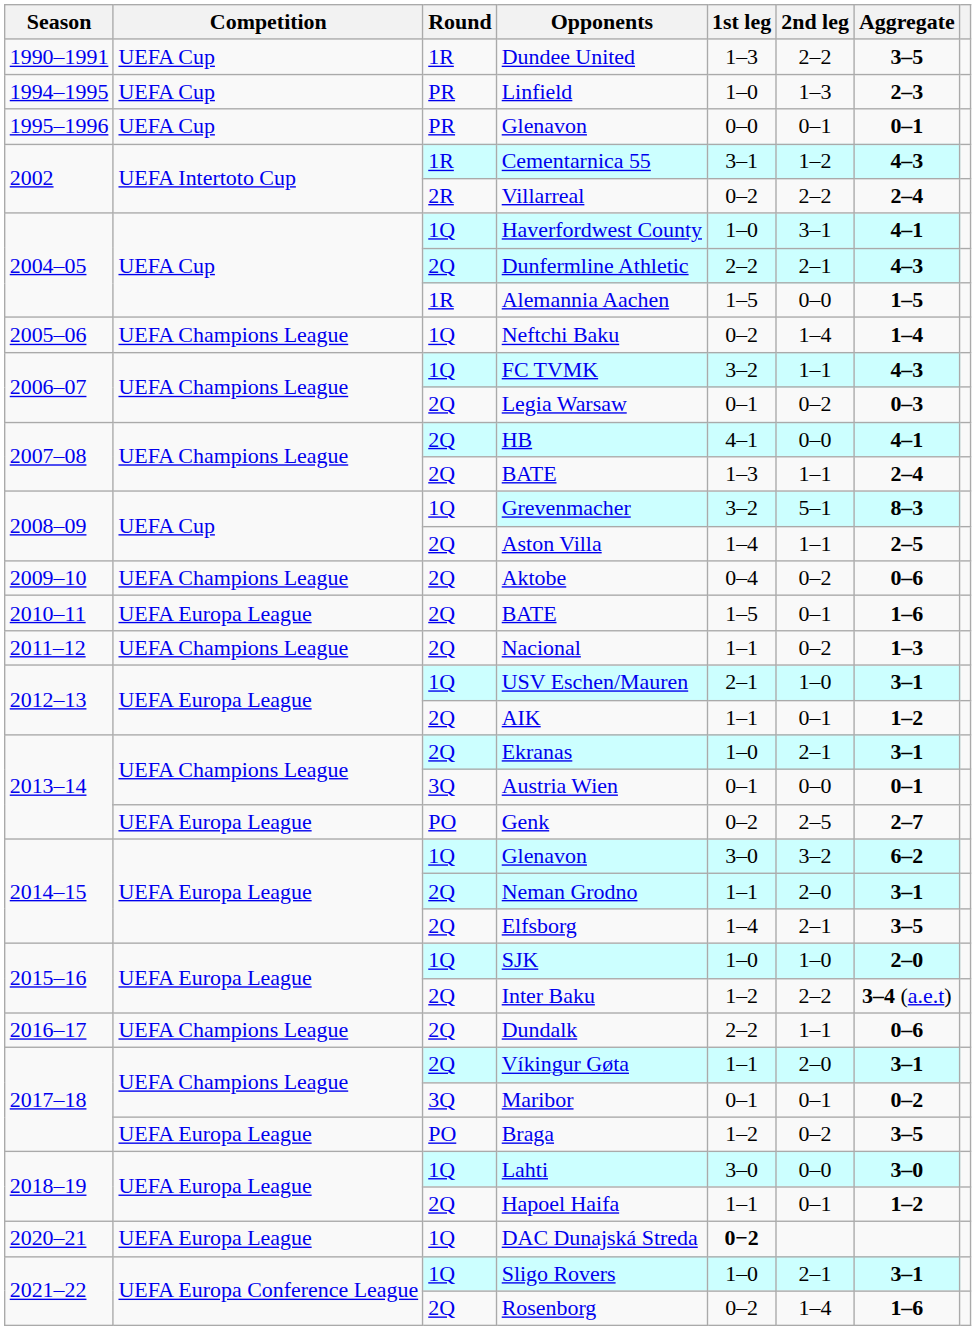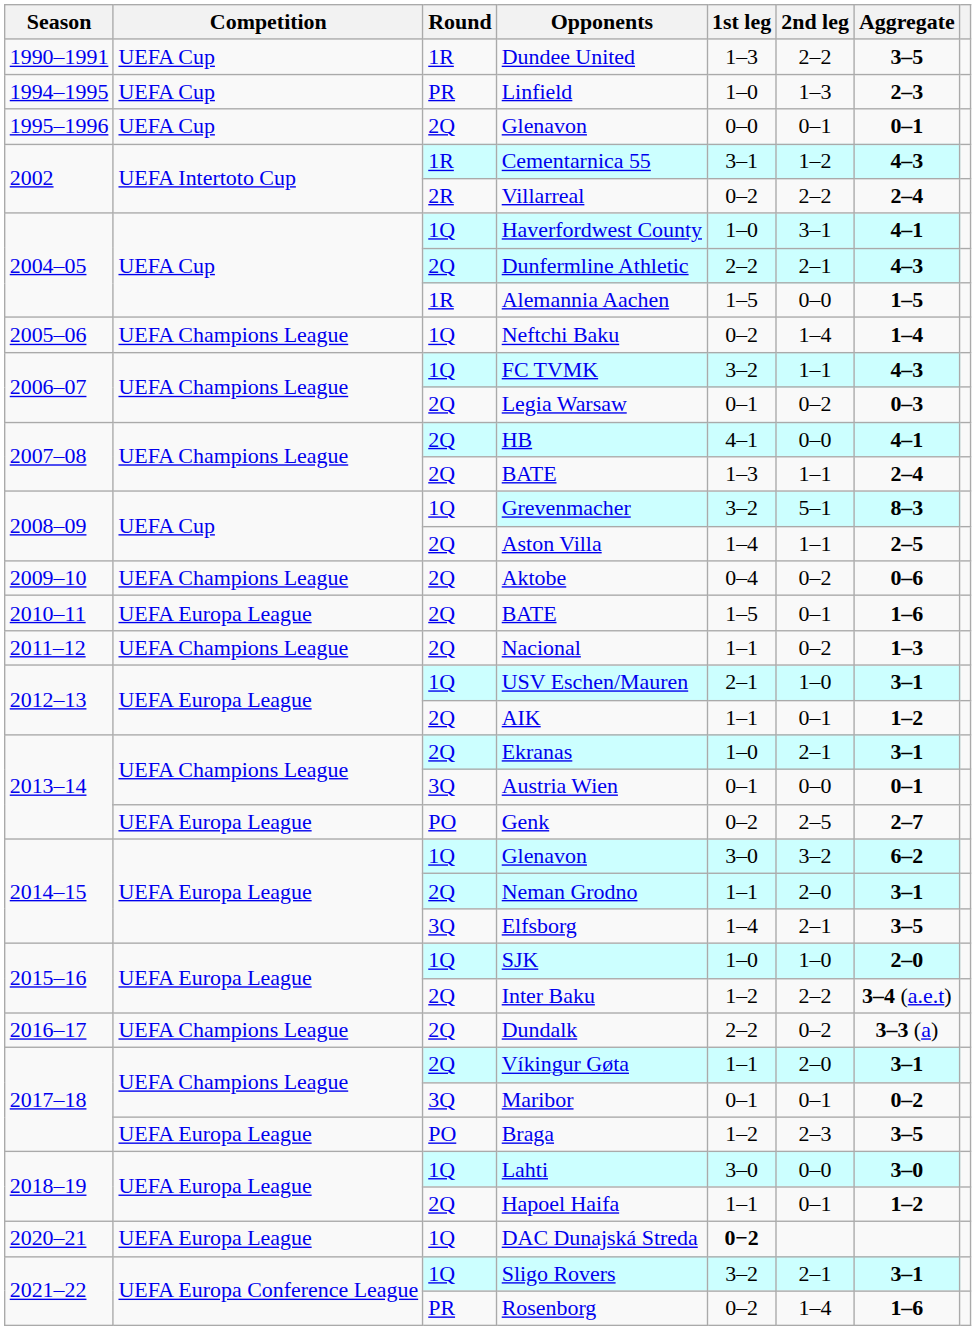(442, 126) PR -> (442, 126) 2Q
(442, 925) 2Q -> (442, 925) 3Q
(815, 1030) 1–1 -> (815, 1030) 0–2
(907, 1030) 0–6 -> (907, 1030) 3–3 (a)
(815, 1134) 0–2 -> (815, 1134) 2–3
(742, 1273) 1–0 -> (742, 1273) 3–2
(442, 1308) 2Q -> (442, 1308) PR
